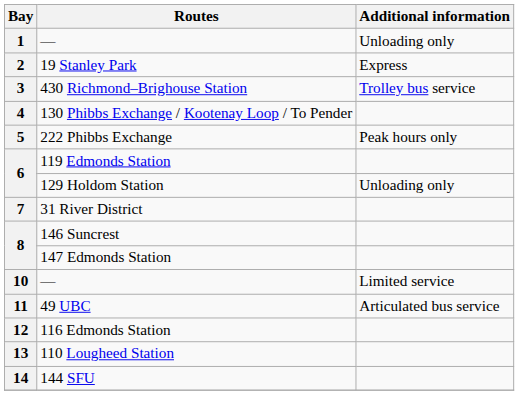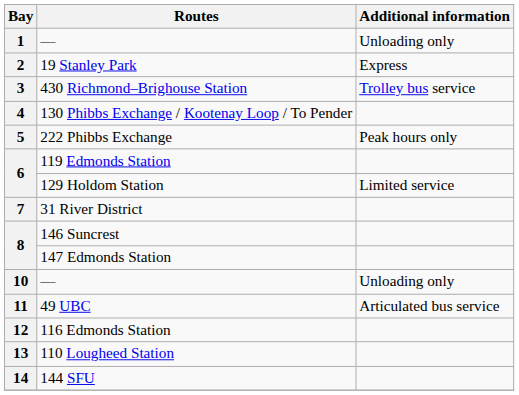(407, 185) Unloading only -> (407, 185) Limited service
(407, 281) Limited service -> (407, 281) Unloading only
